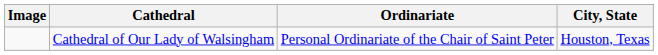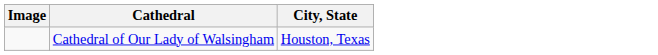- column: (417, 15)
